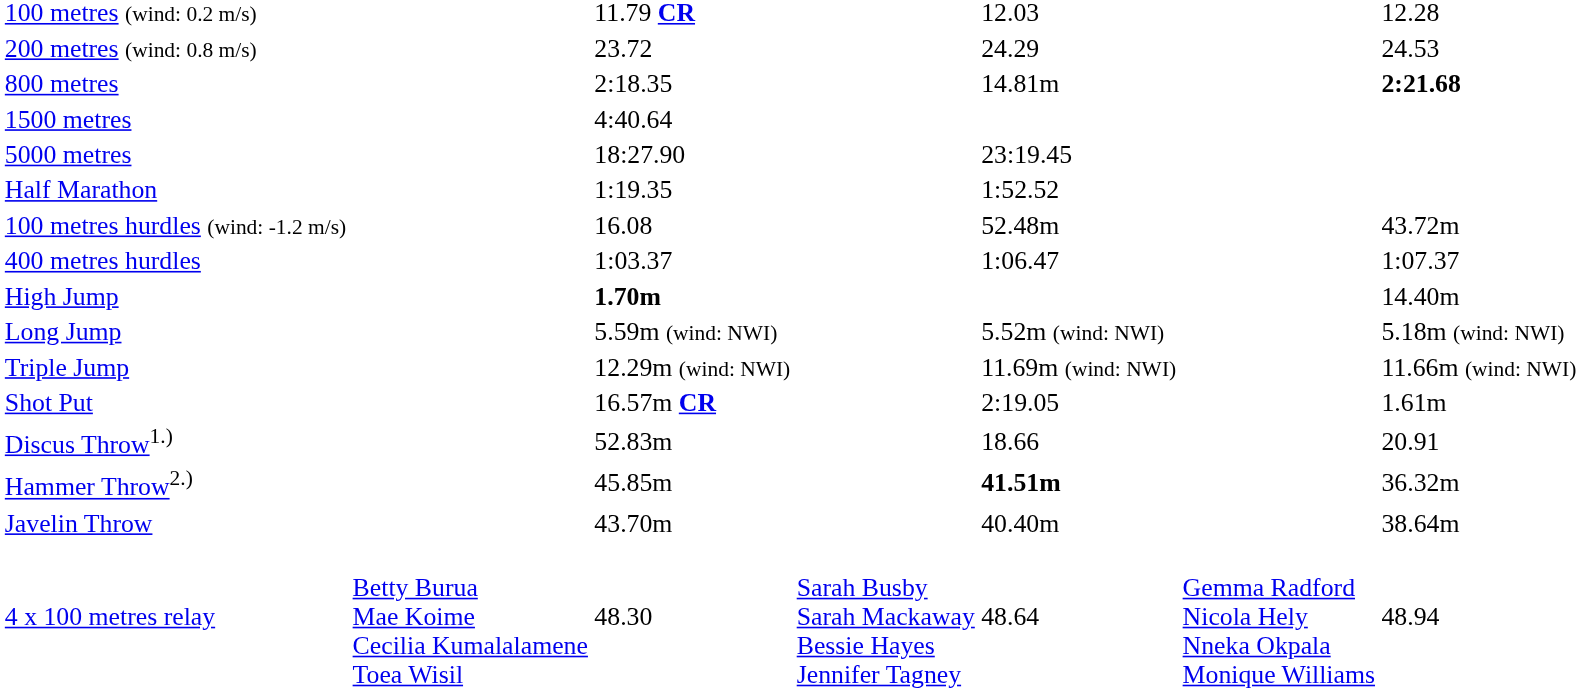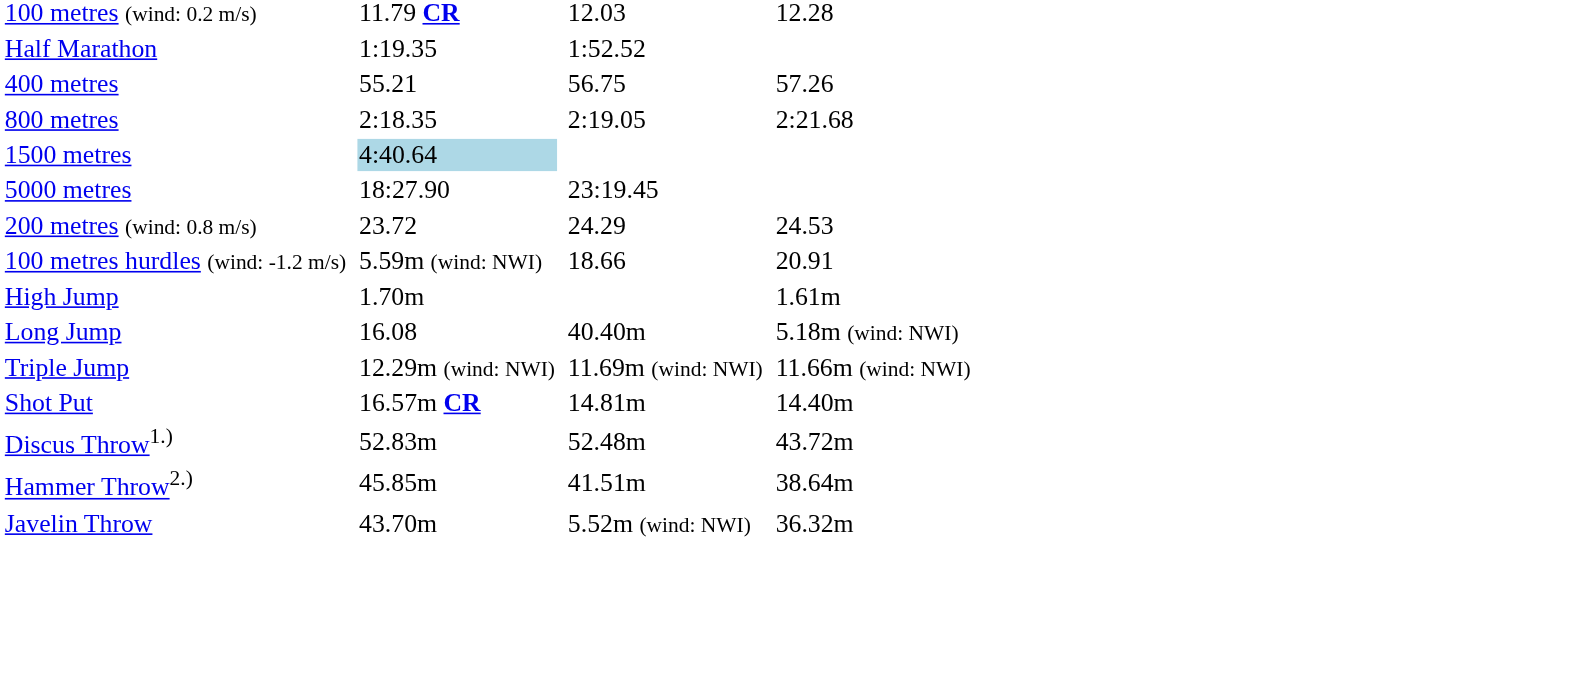rows swapped: (131, 48) <-> (81, 190)
+ row: (62, 83)
(1020, 83) 14.81m -> (607, 119) 2:19.05
(1421, 83) bold -> (815, 119) normal
(633, 119) no background -> (398, 154) lightblue background
(623, 225) 16.08 -> (451, 260) 5.59m (wind: NWI)
(1020, 225) 52.48m -> (597, 260) 18.66
(1420, 225) 43.72m -> (805, 260) 20.91
- row: (103, 260)
(628, 296) bold -> (392, 296) normal
(1420, 296) 14.40m -> (808, 296) 1.61m
(686, 331) 5.59m (wind: NWI) -> (388, 331) 16.08
(1073, 331) 5.52m (wind: NWI) -> (607, 331) 40.40m
(1020, 402) 2:19.05 -> (607, 402) 14.81m
(1414, 402) 1.61m -> (815, 402) 14.40m
(1010, 441) 18.66 -> (607, 441) 52.48m
(1410, 441) 20.91 -> (815, 441) 43.72m
(1021, 483) bold -> (607, 483) normal
(1420, 483) 36.32m -> (815, 483) 38.64m
(1020, 522) 40.40m -> (659, 522) 5.52m (wind: NWI)
(1420, 522) 38.64m -> (815, 522) 36.32m
- row: (110, 616)
